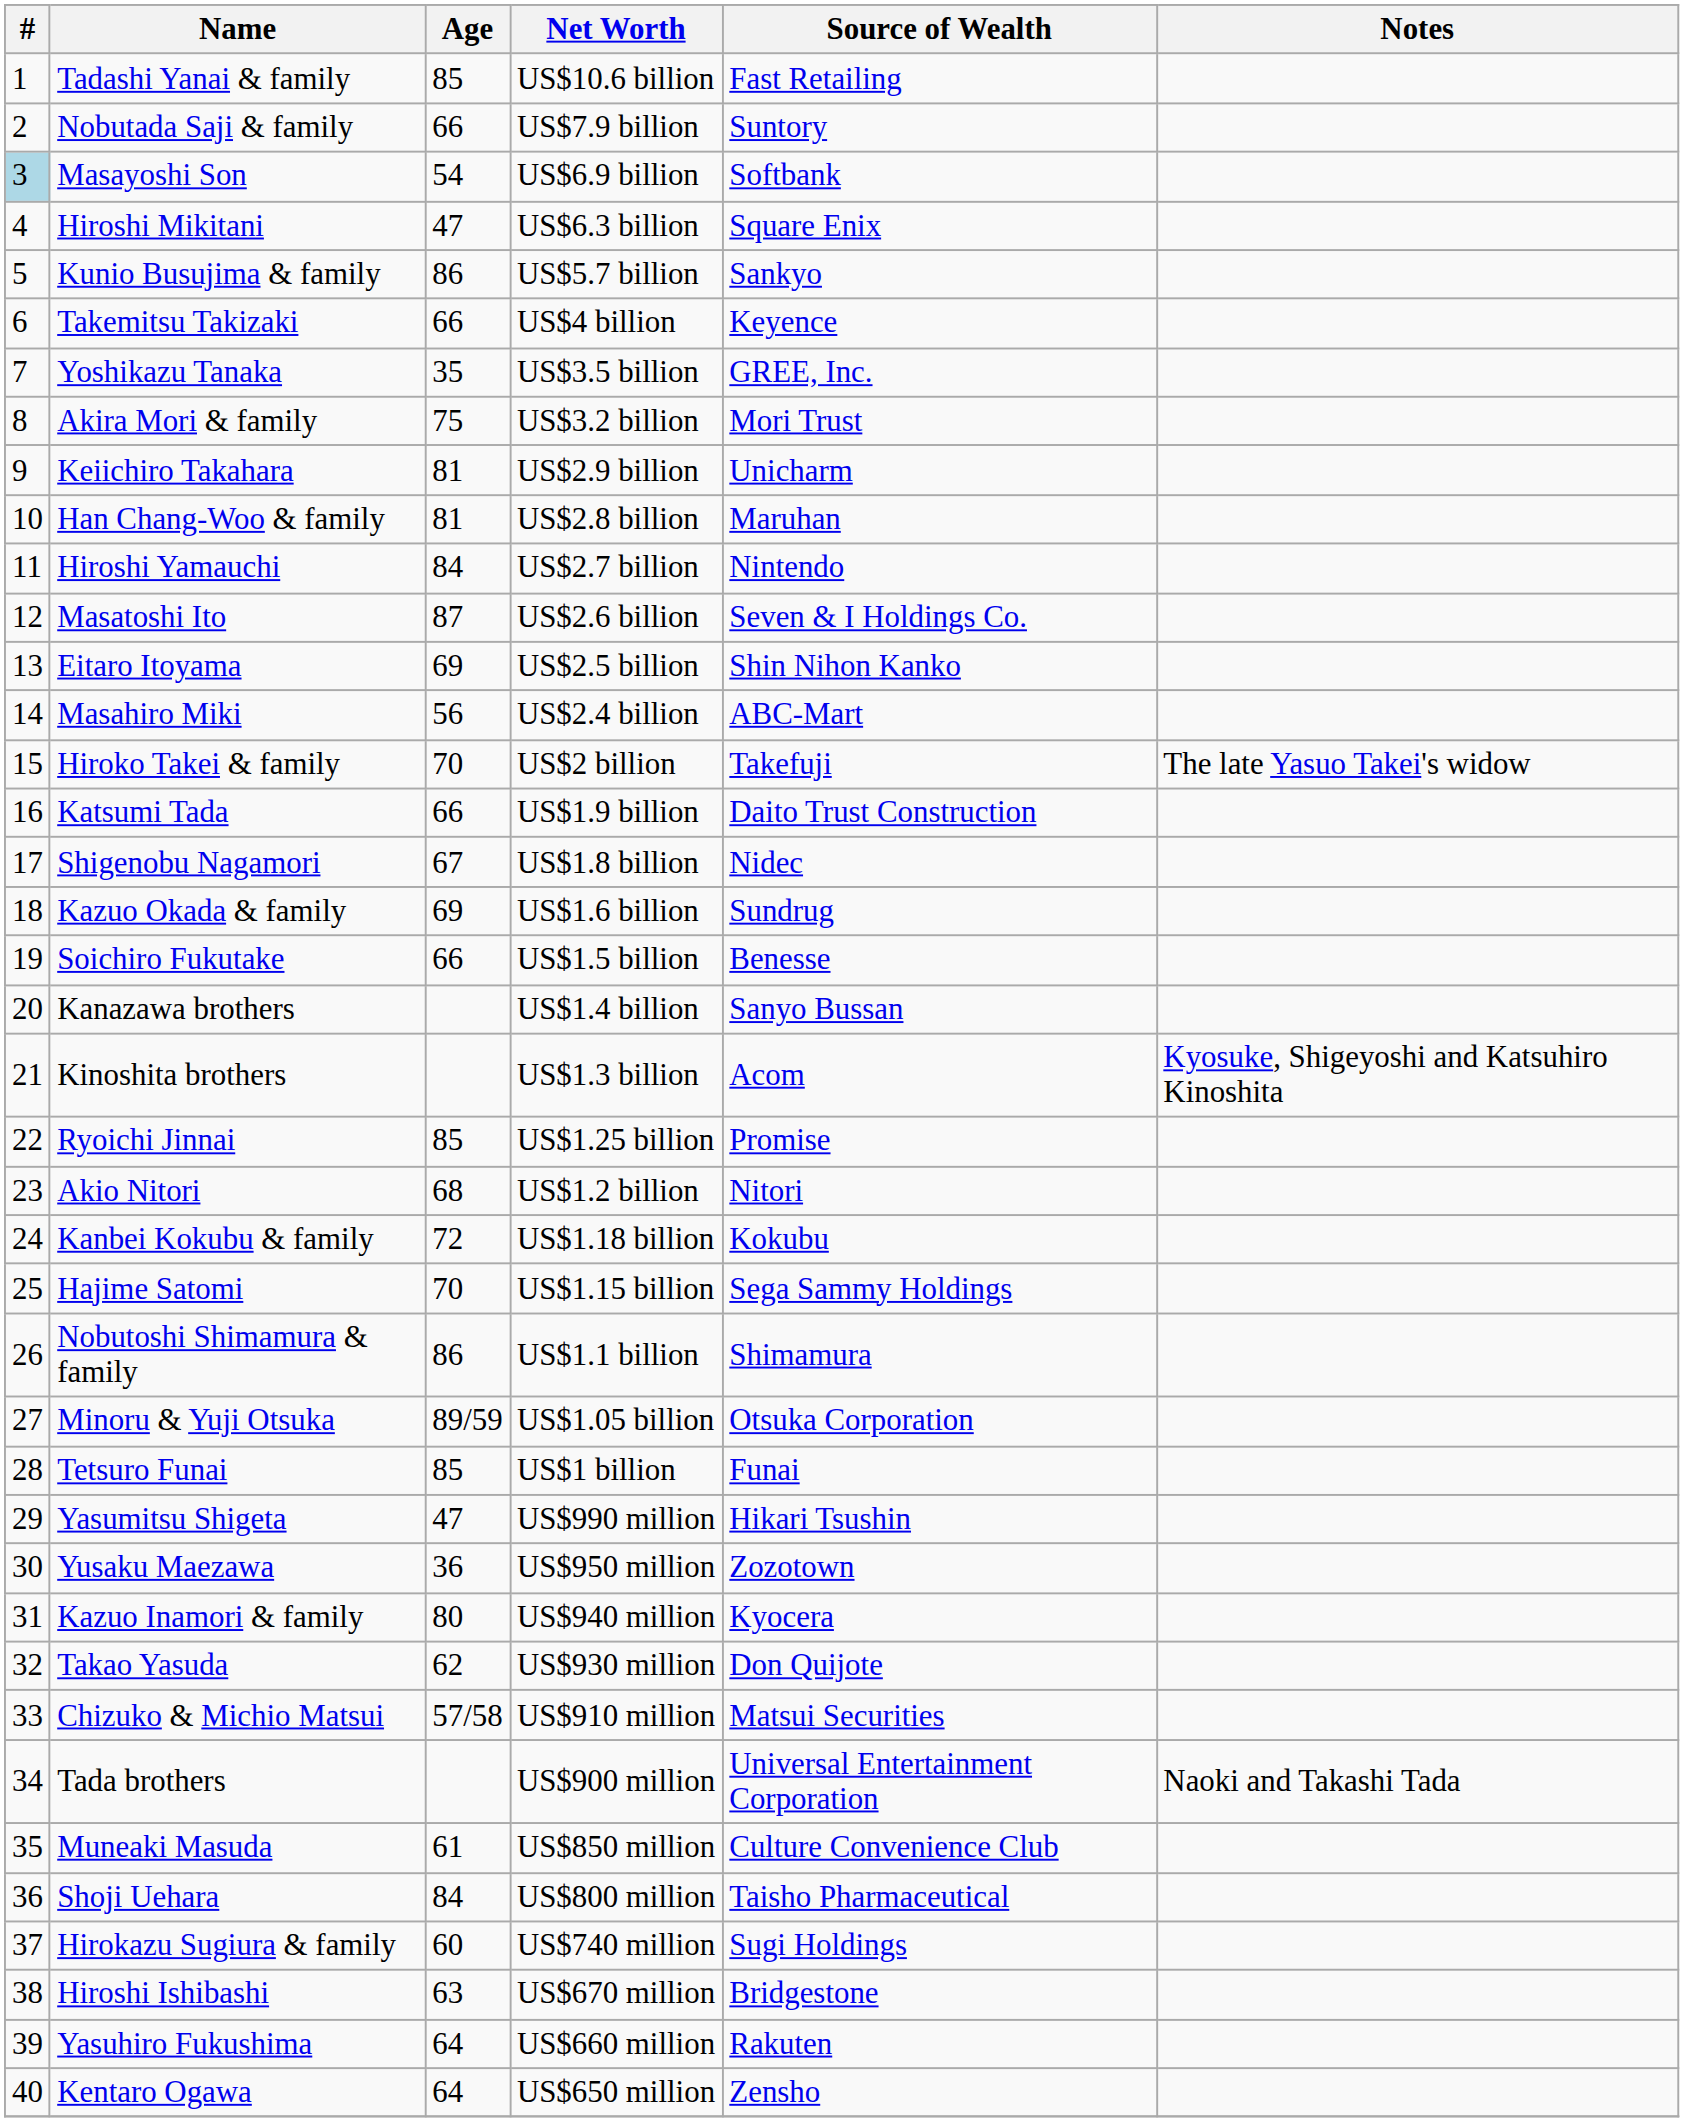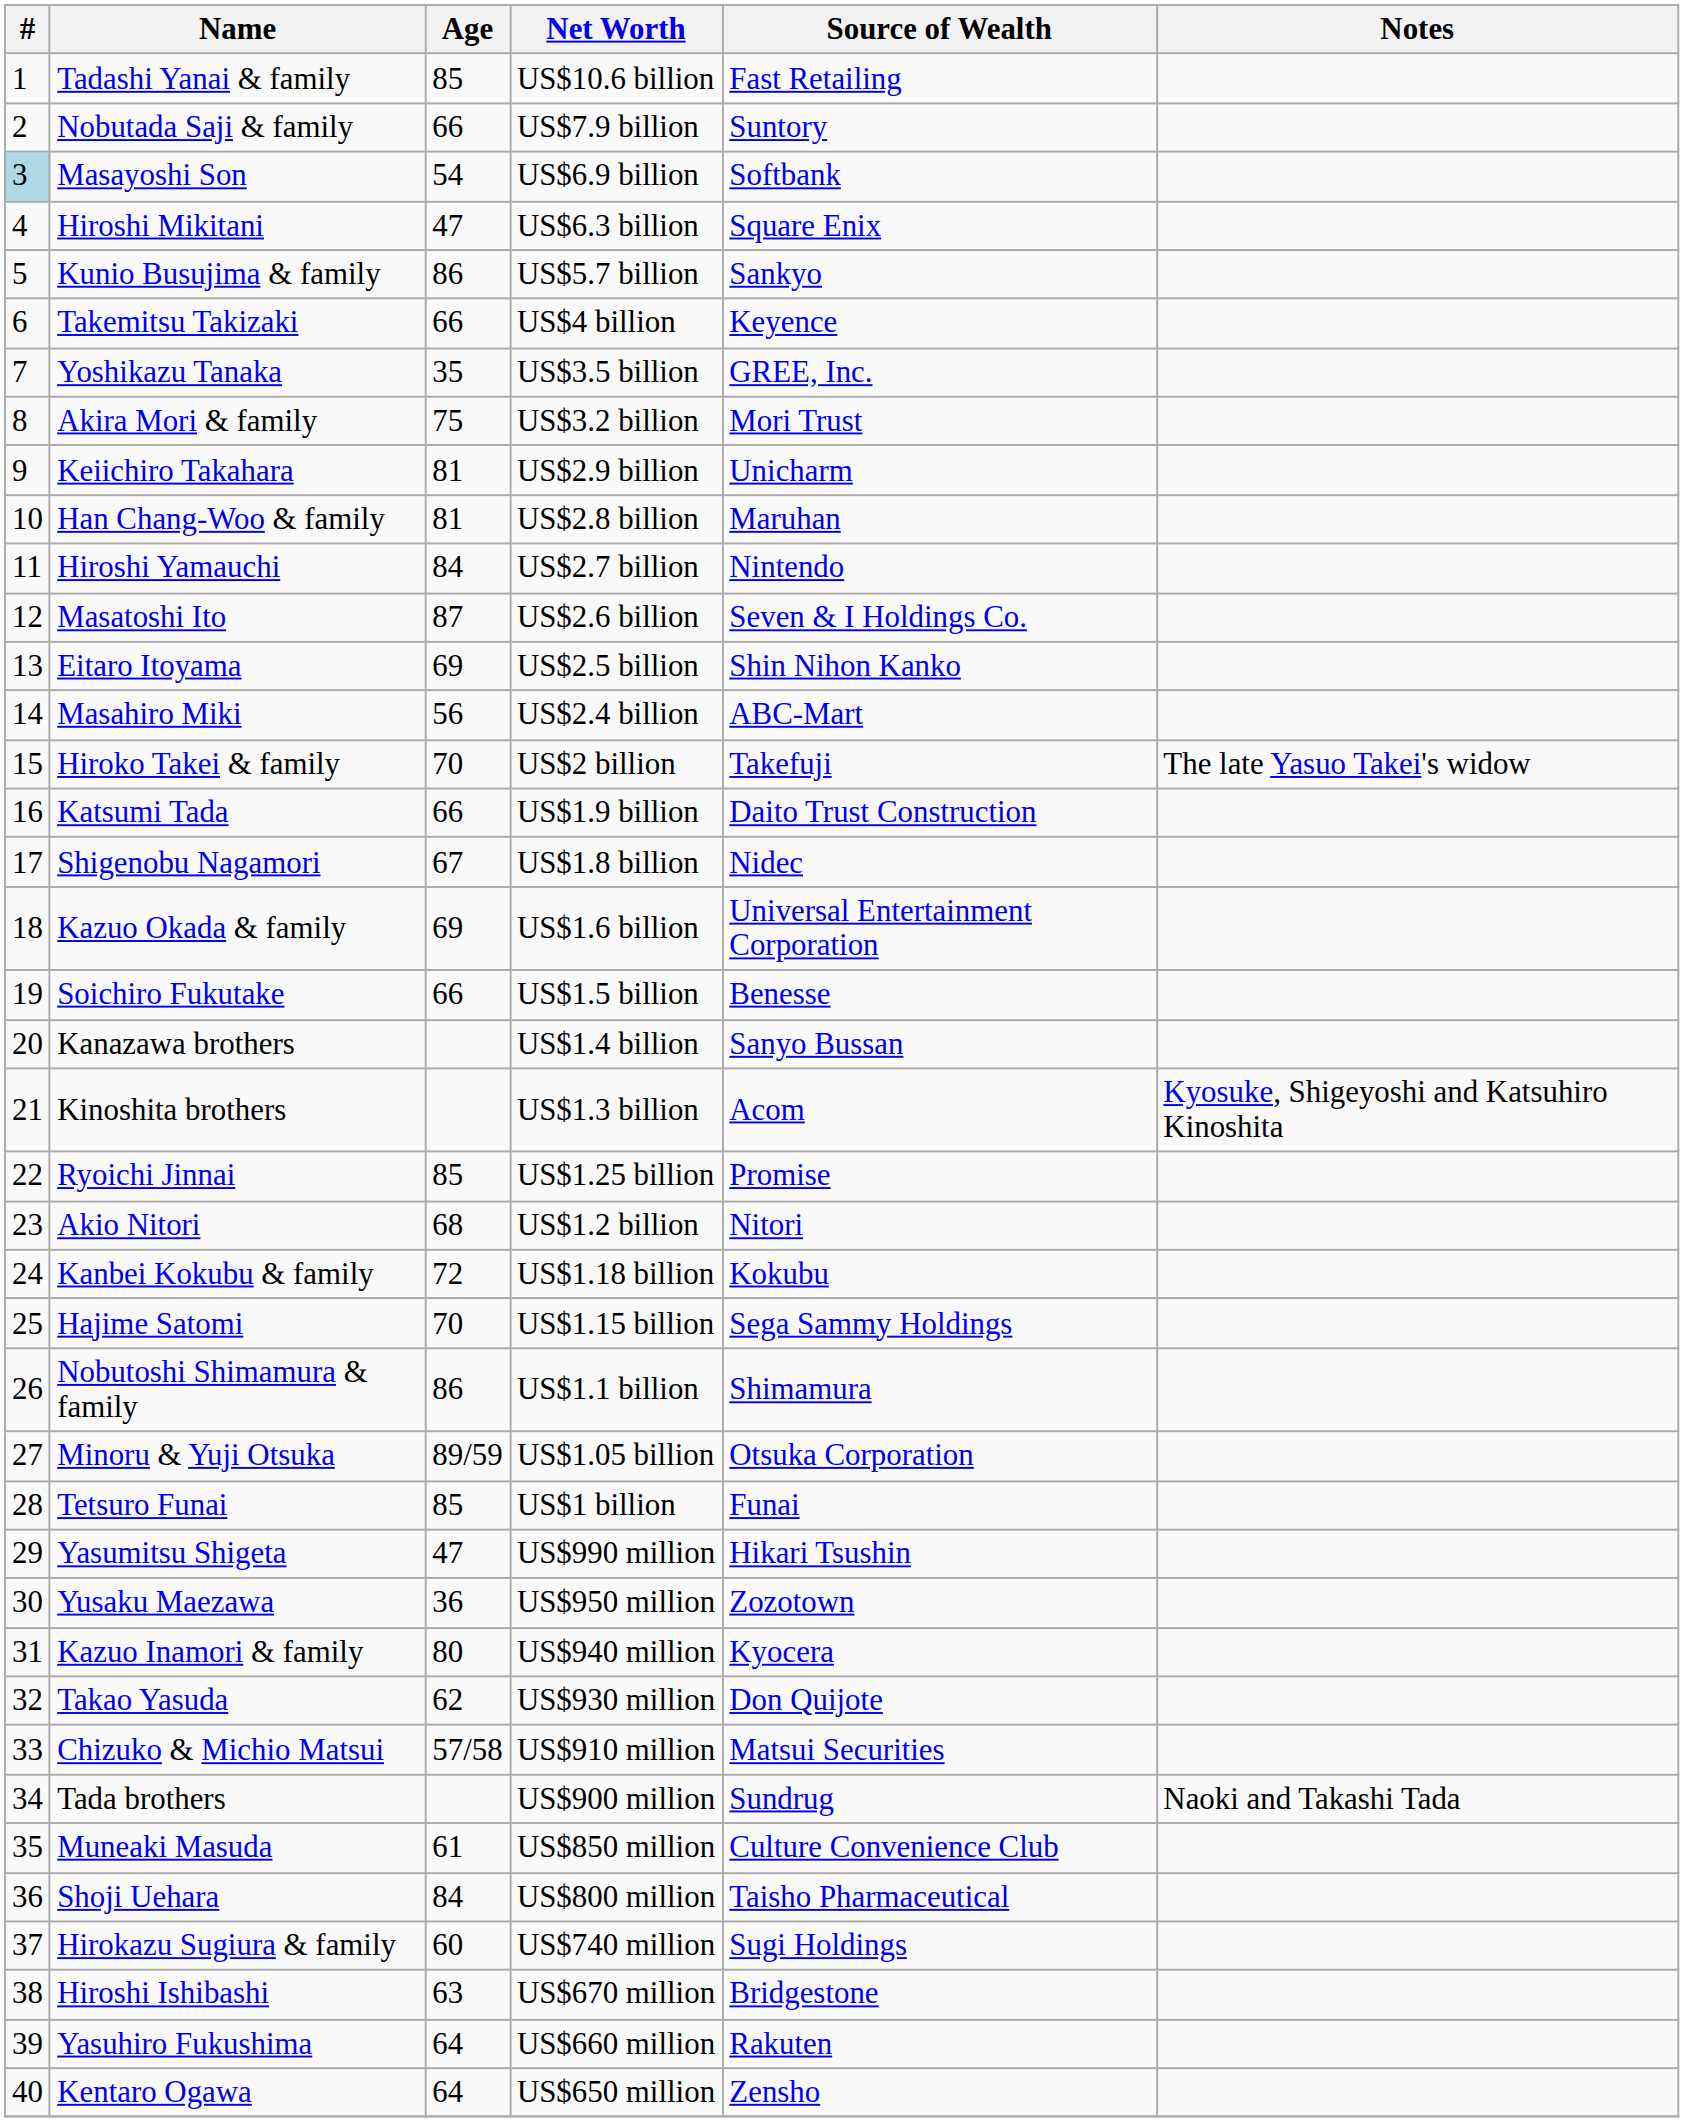(782, 910) Sundrug -> (881, 927) Universal Entertainment Corporation
(881, 1780) Universal Entertainment Corporation -> (782, 1798) Sundrug
